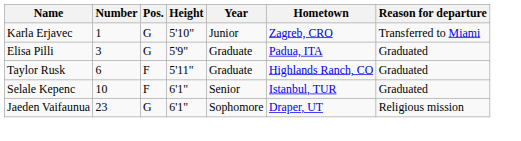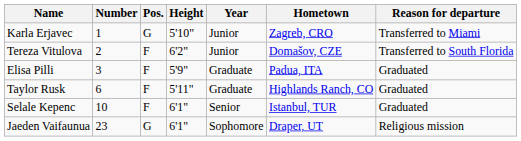+ row: (45, 51)
(147, 51) G -> (146, 70) F
